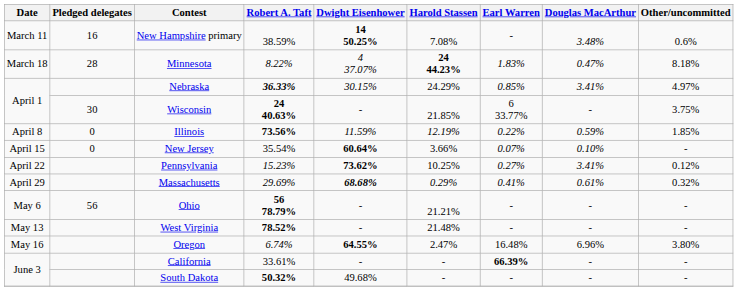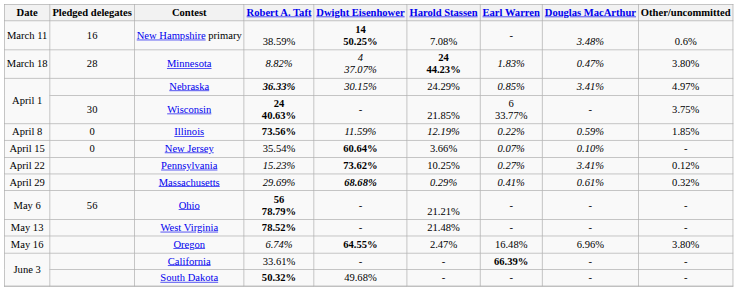(279, 64) 8.22% -> (279, 64) 8.82%
(686, 64) 8.18% -> (686, 64) 3.80%
